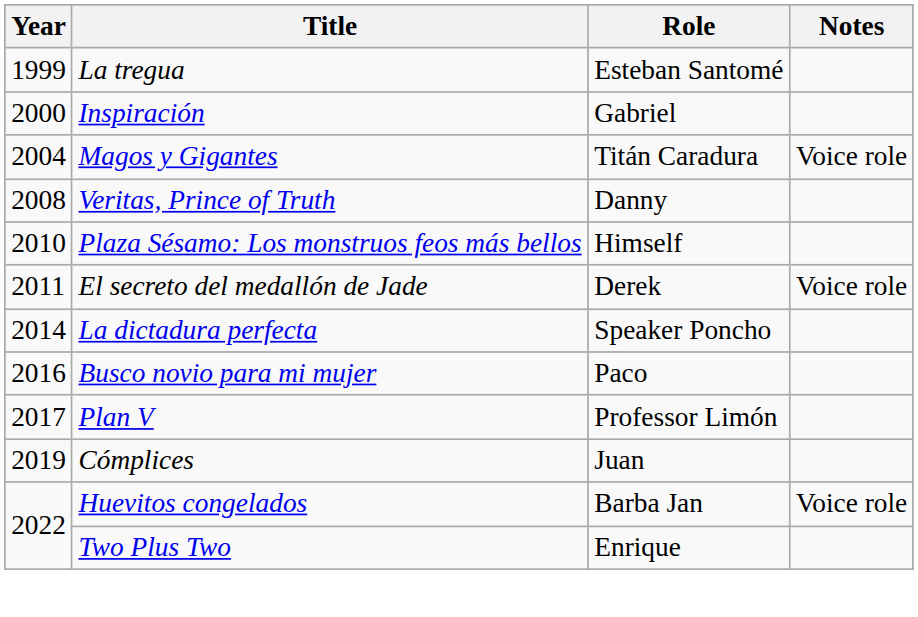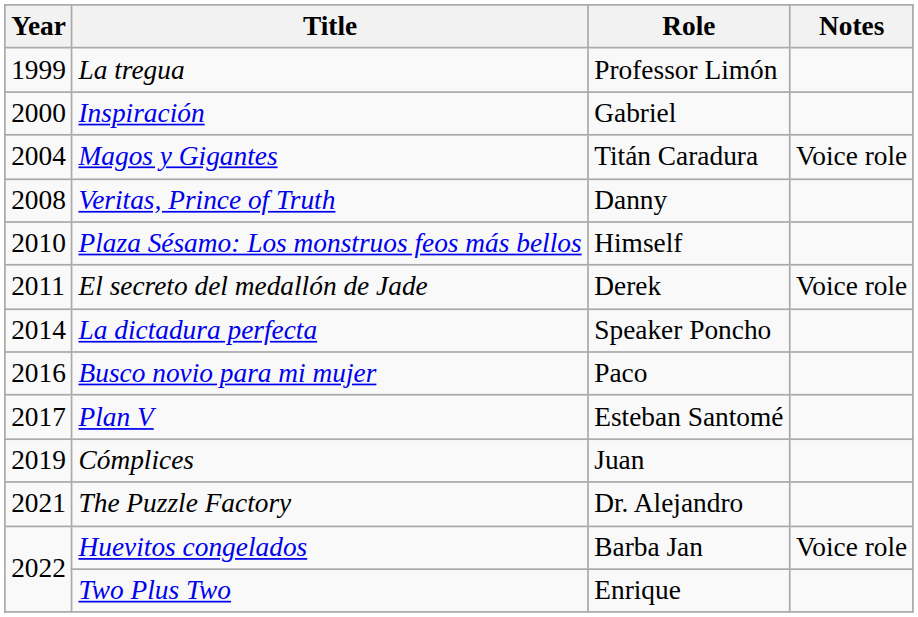(689, 69) Esteban Santomé -> (686, 69) Professor Limón
(686, 416) Professor Limón -> (689, 416) Esteban Santomé
+ row: (185, 503)
